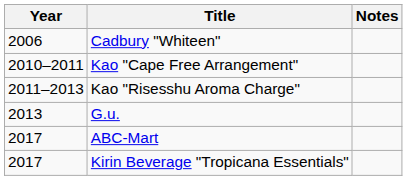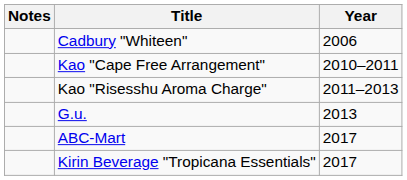columns swapped: (46, 16) <-> (377, 16)
